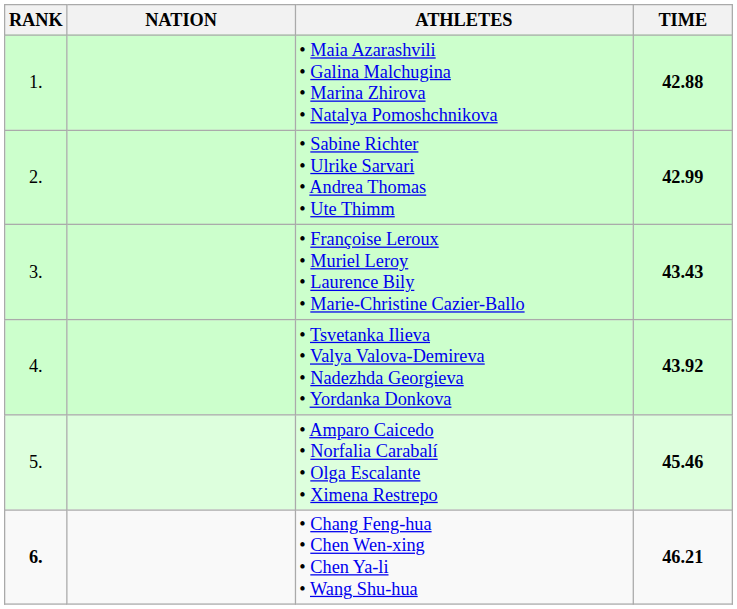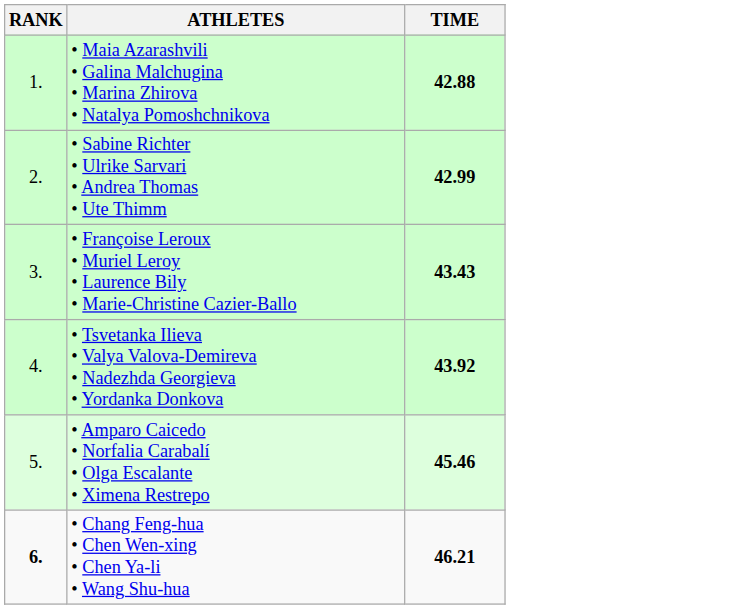- column: (181, 19)
